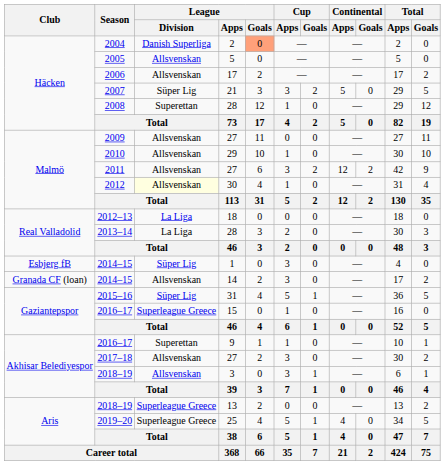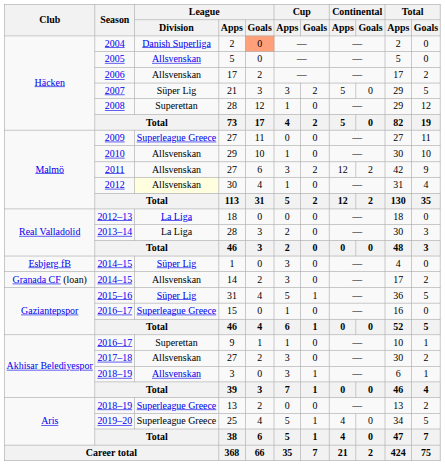(176, 138) Allsvenskan -> (176, 138) Superleague Greece
